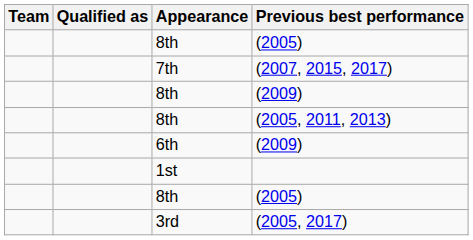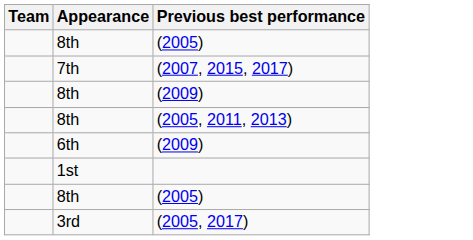- column: (102, 17)
